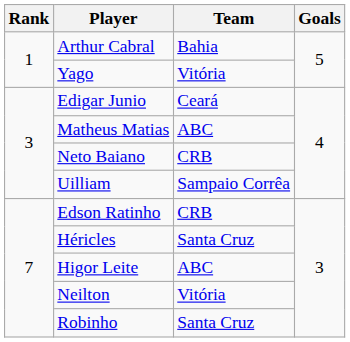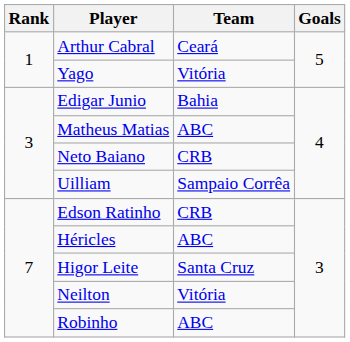(198, 45) Bahia -> (198, 45) Ceará
(198, 101) Ceará -> (198, 101) Bahia
(216, 239) Santa Cruz -> (195, 239) ABC
(195, 267) ABC -> (216, 267) Santa Cruz
(216, 322) Santa Cruz -> (195, 322) ABC
